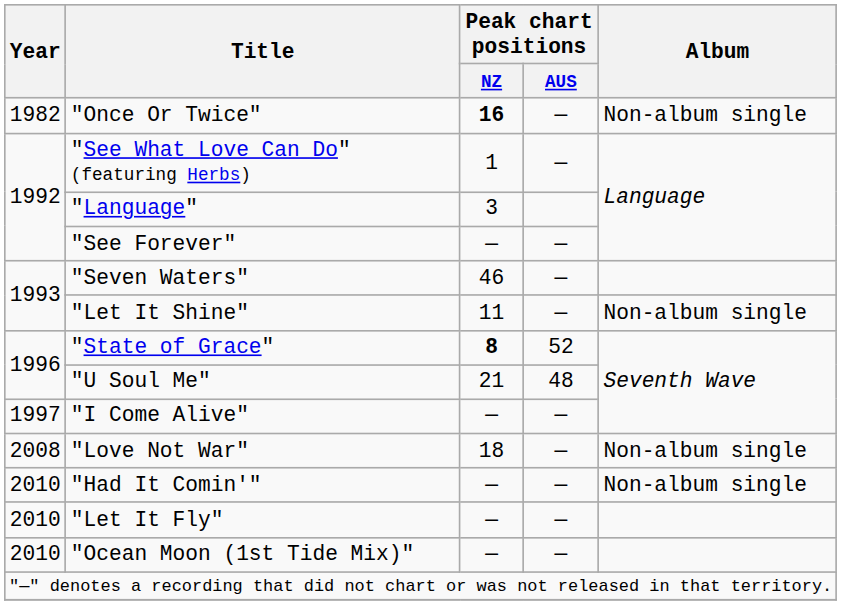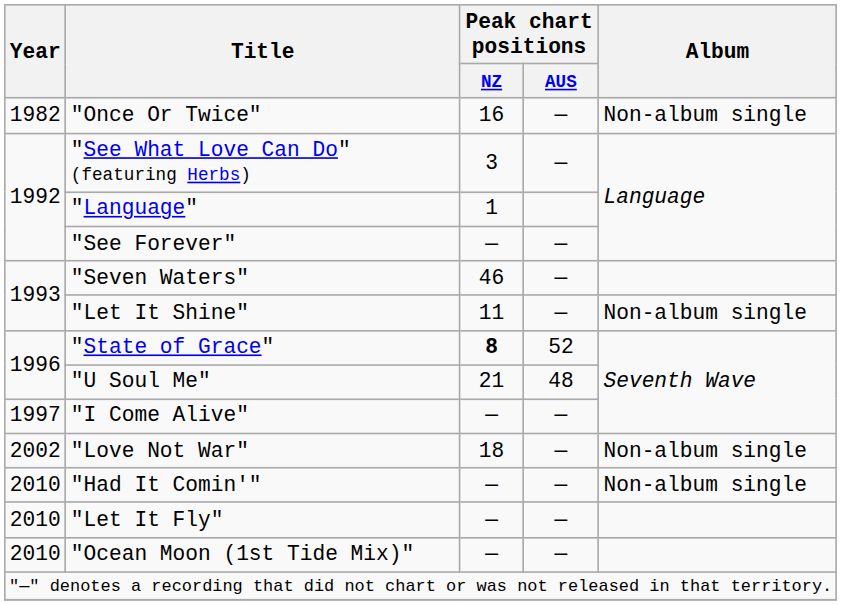(492, 116) bold -> (492, 116) normal
(492, 162) 1 -> (492, 162) 3
(492, 209) 3 -> (492, 209) 1
(35, 451) 2008 -> (35, 451) 2002
